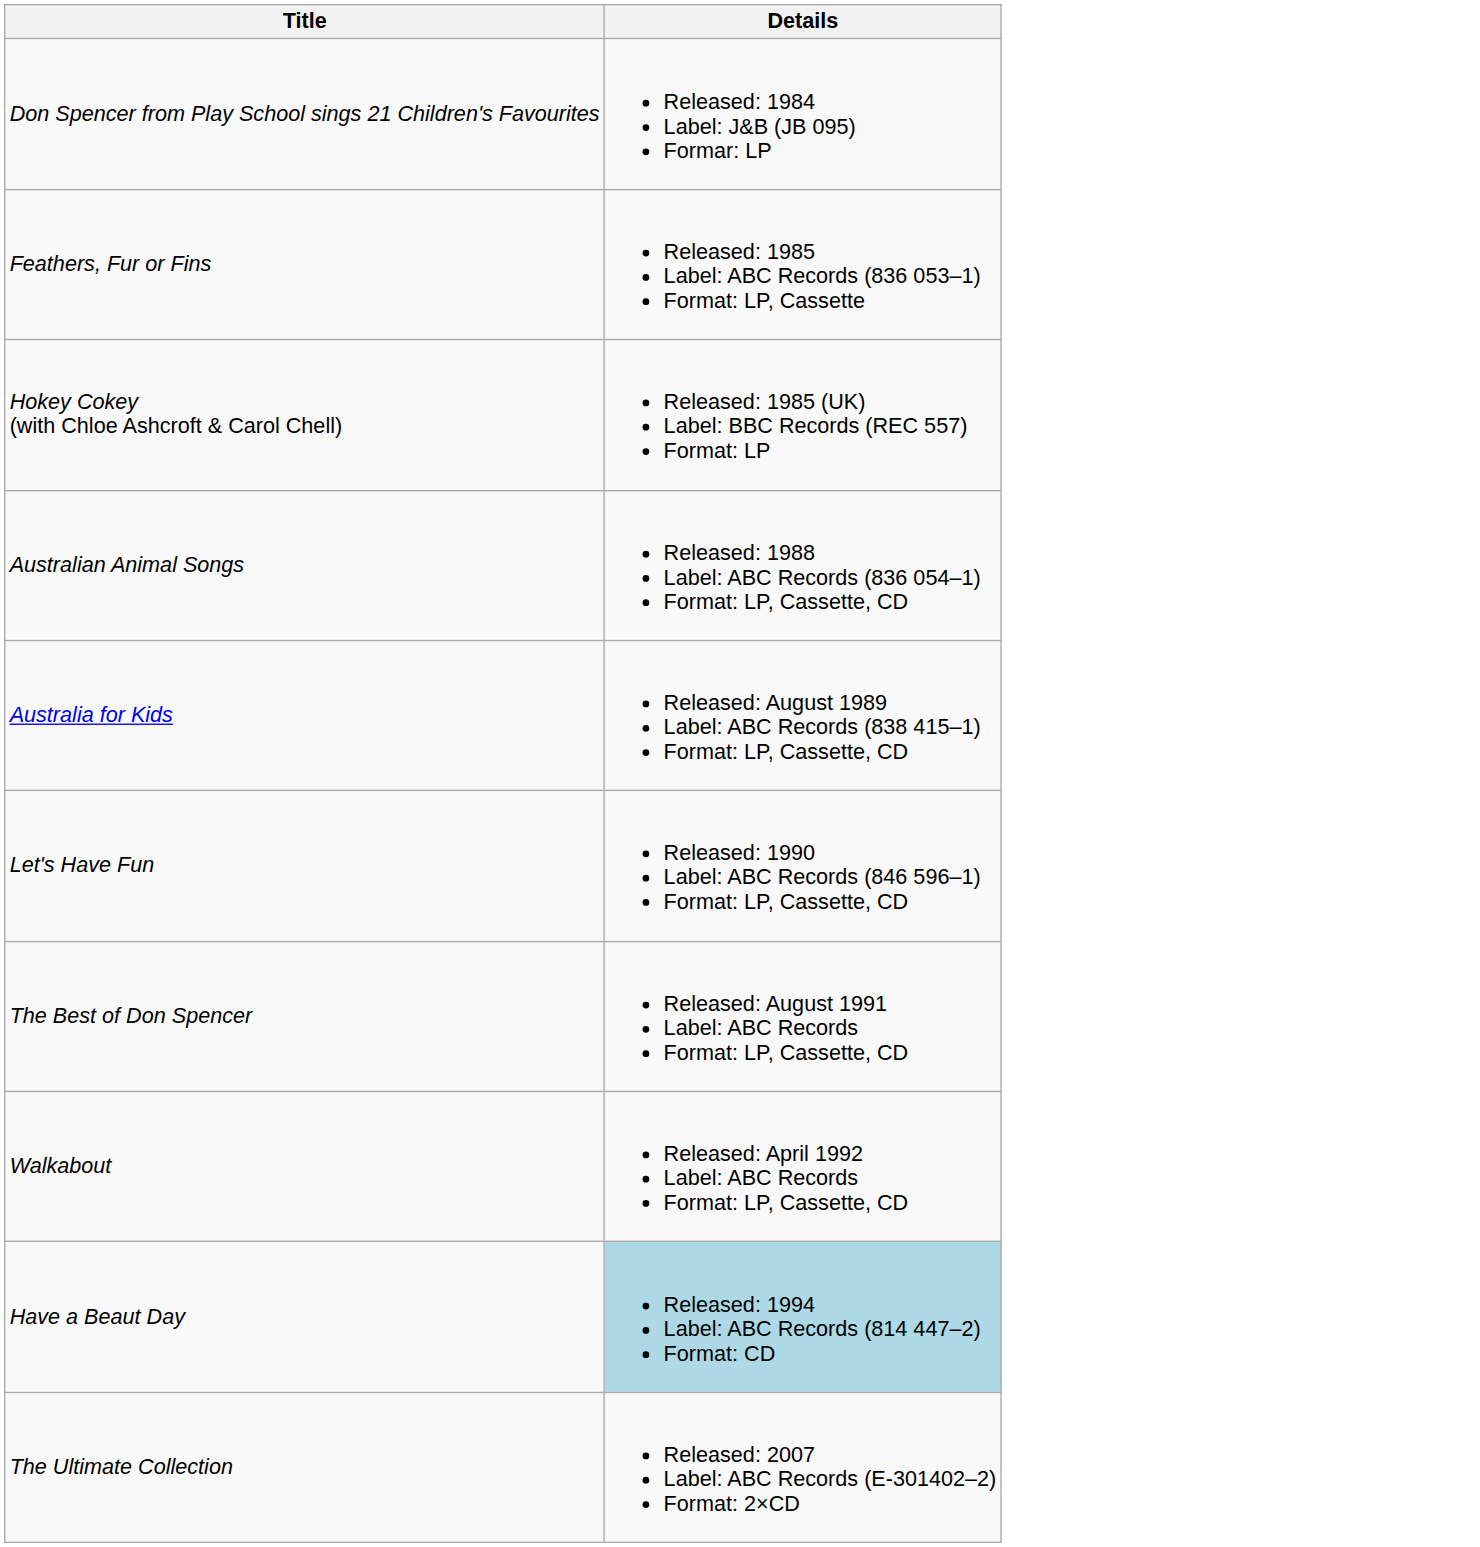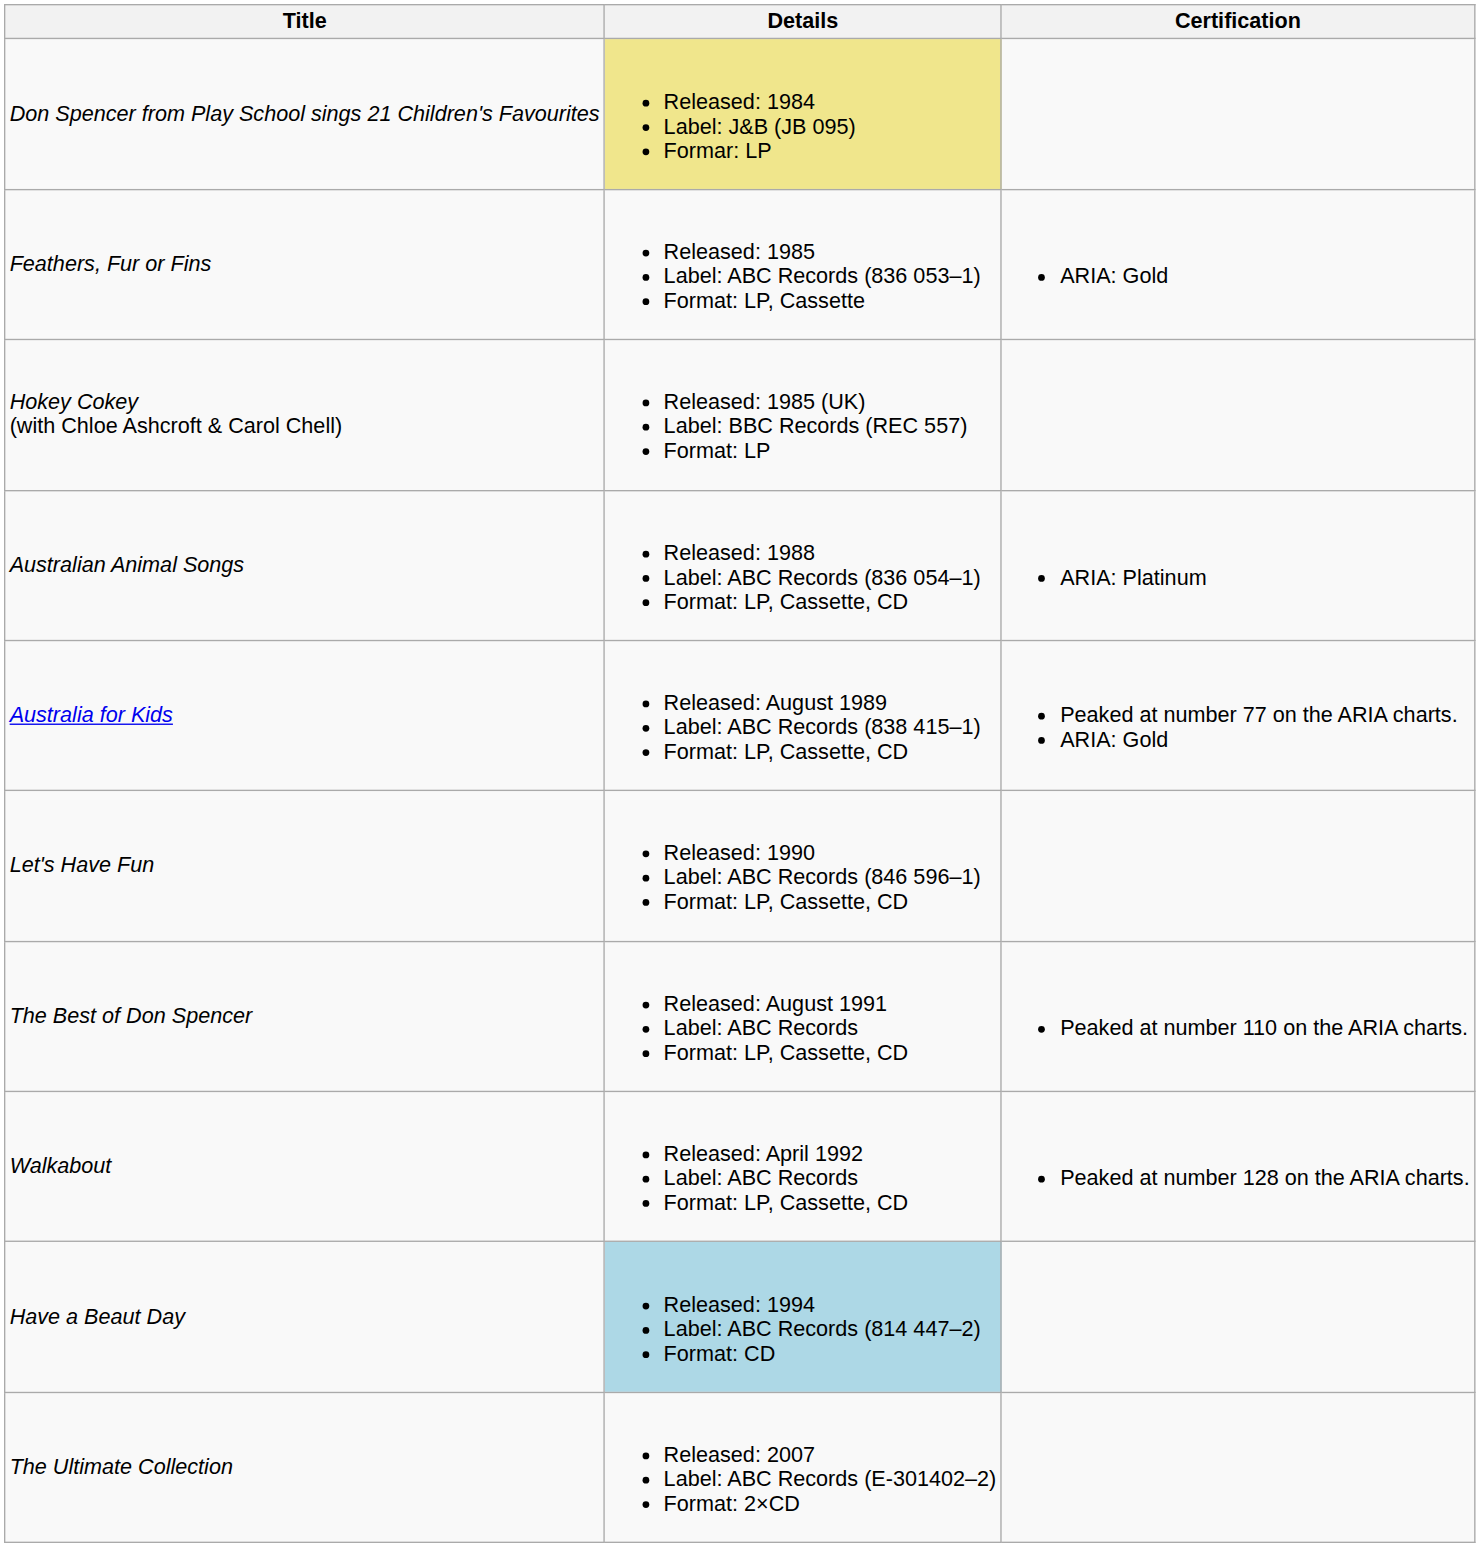+ column: (1238, 21)
(803, 126) no background -> (803, 126) khaki background
